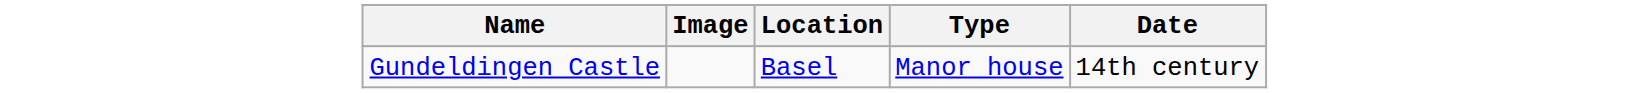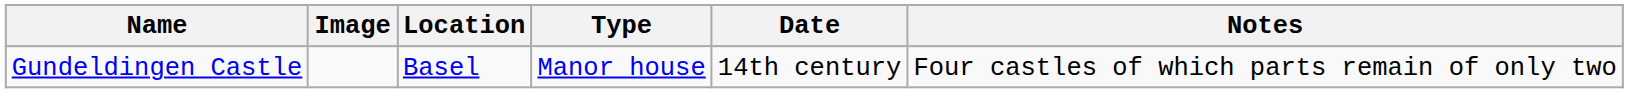+ column: (1265, 26)
